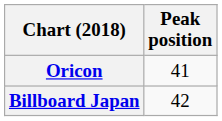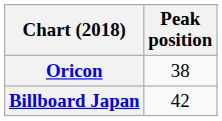(180, 70) 41 -> (180, 70) 38
